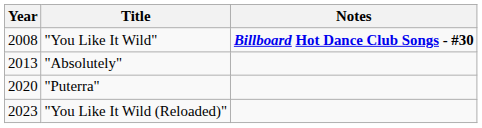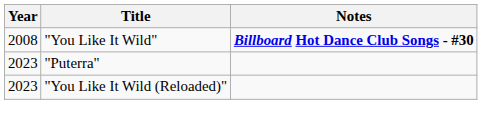- row: (83, 63)
(23, 87) 2020 -> (23, 63) 2023
